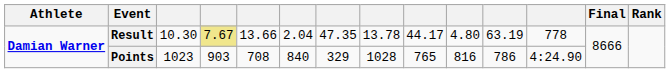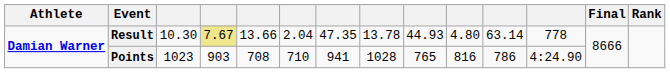(425, 36) 44.17 -> (425, 36) 44.93
(505, 36) 63.19 -> (505, 36) 63.14
(298, 57) 840 -> (298, 57) 710
(338, 57) 329 -> (338, 57) 941
